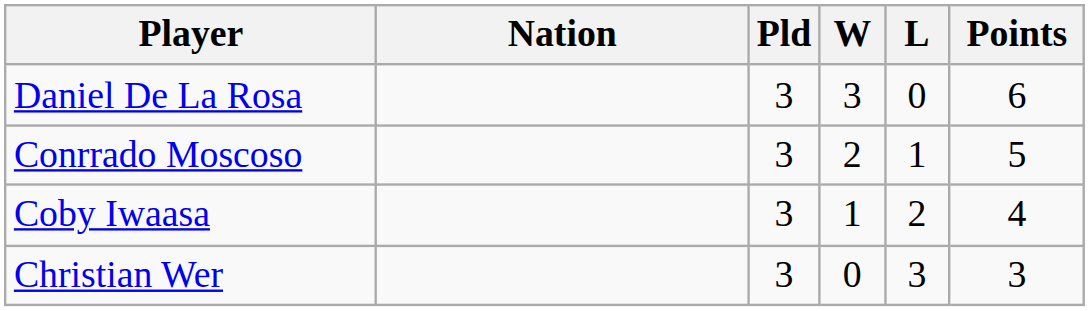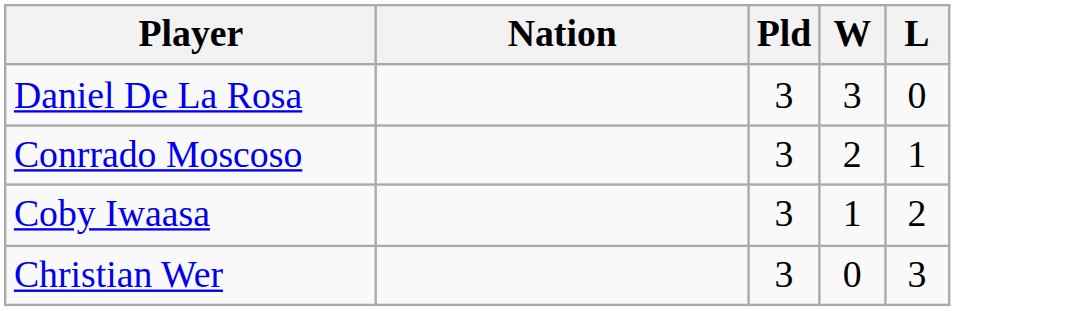- column: (1017, 34)
